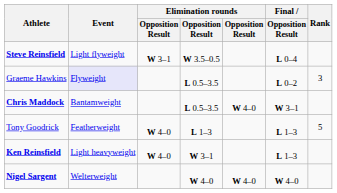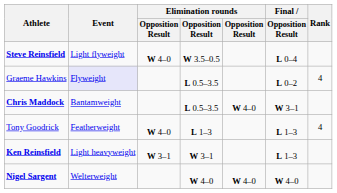(159, 59) W 3–1 -> (159, 59) W 4–0
(320, 78) 3 -> (320, 78) 4
(320, 127) 5 -> (320, 127) 4
(159, 157) W 4–0 -> (159, 157) W 3–1
